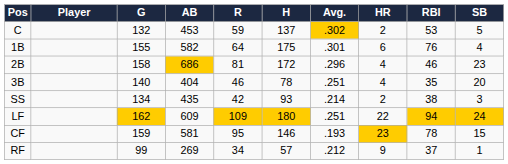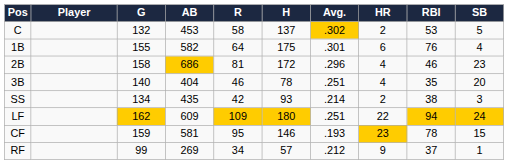(238, 30) 59 -> (238, 30) 58
